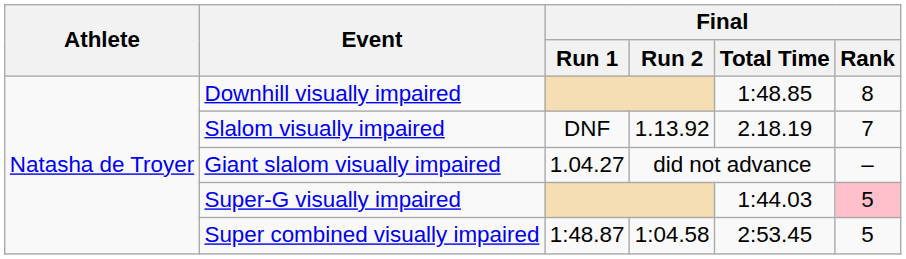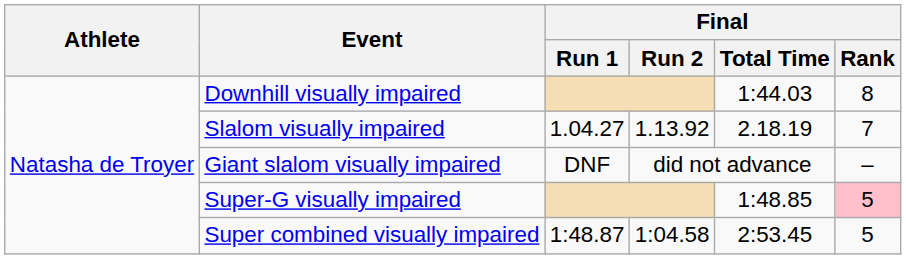(775, 93) 1:48.85 -> (775, 93) 1:44.03
(587, 128) DNF -> (587, 128) 1.04.27
(587, 164) 1.04.27 -> (587, 164) DNF
(775, 199) 1:44.03 -> (775, 199) 1:48.85
